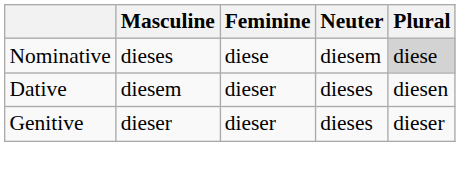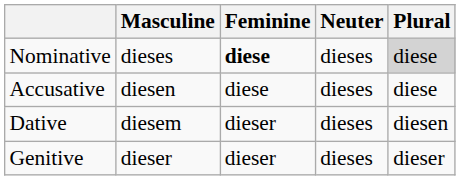(247, 55) normal -> (247, 55) bold
(351, 55) diesem -> (347, 55) dieses
+ row: (57, 89)
